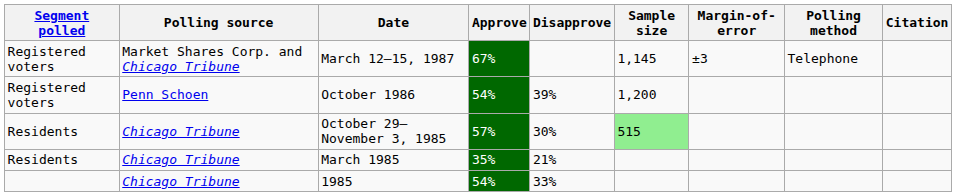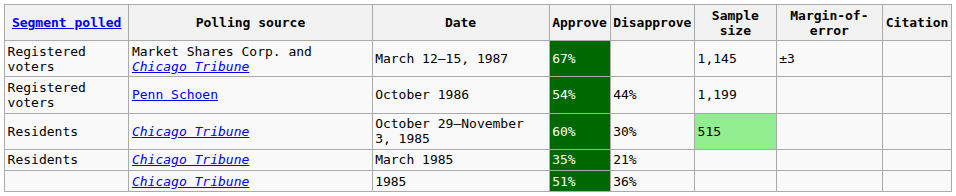- column: (834, 23)
(545, 95) 39% -> (625, 95) 44%
(637, 95) 1,200 -> (717, 95) 1,199
(484, 131) 57% -> (564, 131) 60%
(484, 181) 54% -> (564, 181) 51%
(545, 181) 33% -> (625, 181) 36%
